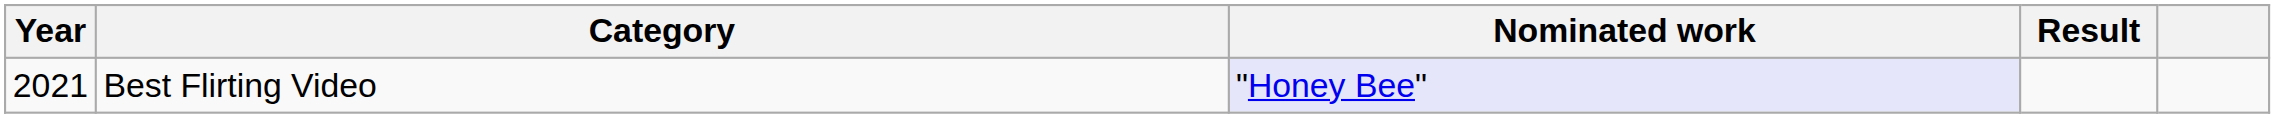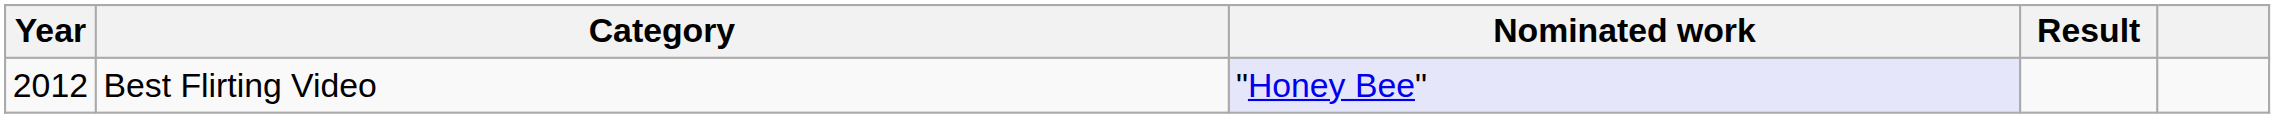(50, 84) 2021 -> (50, 84) 2012
